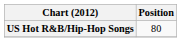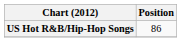(156, 28) 80 -> (156, 28) 86
